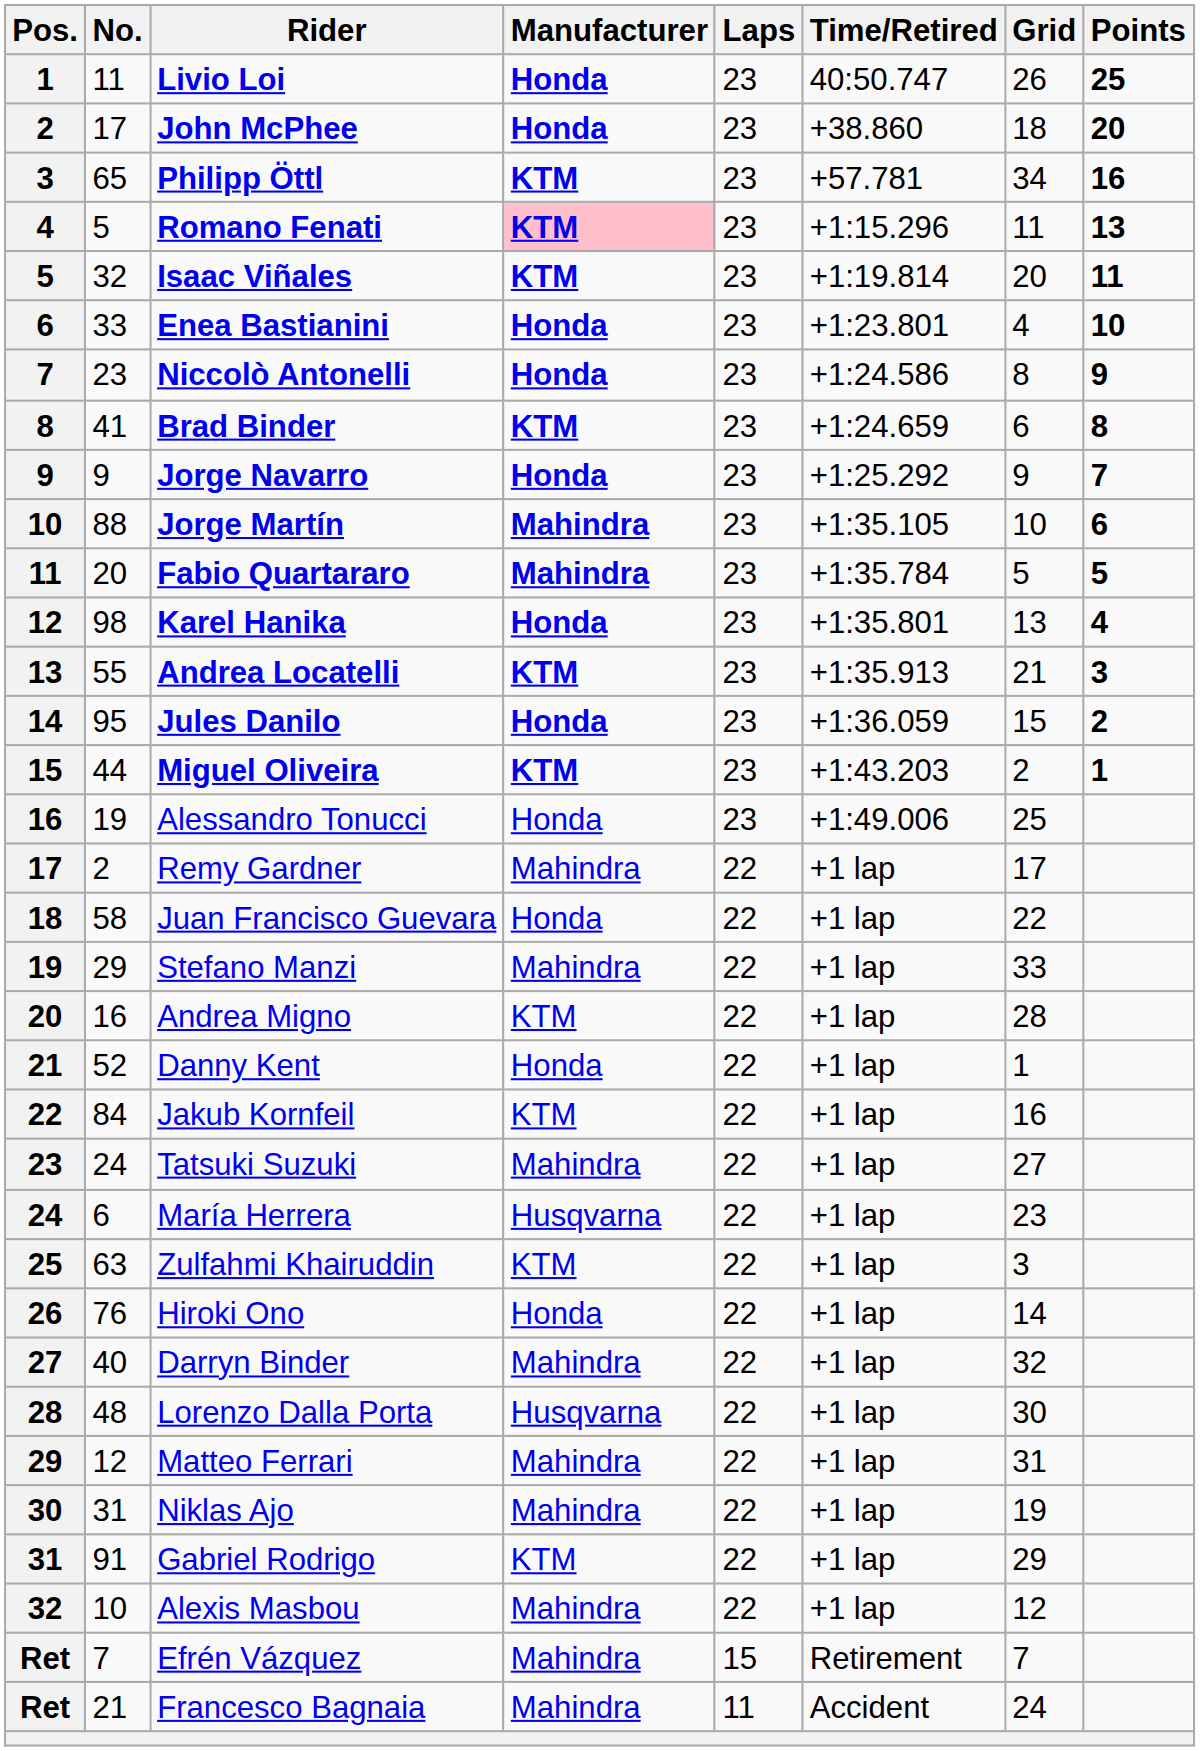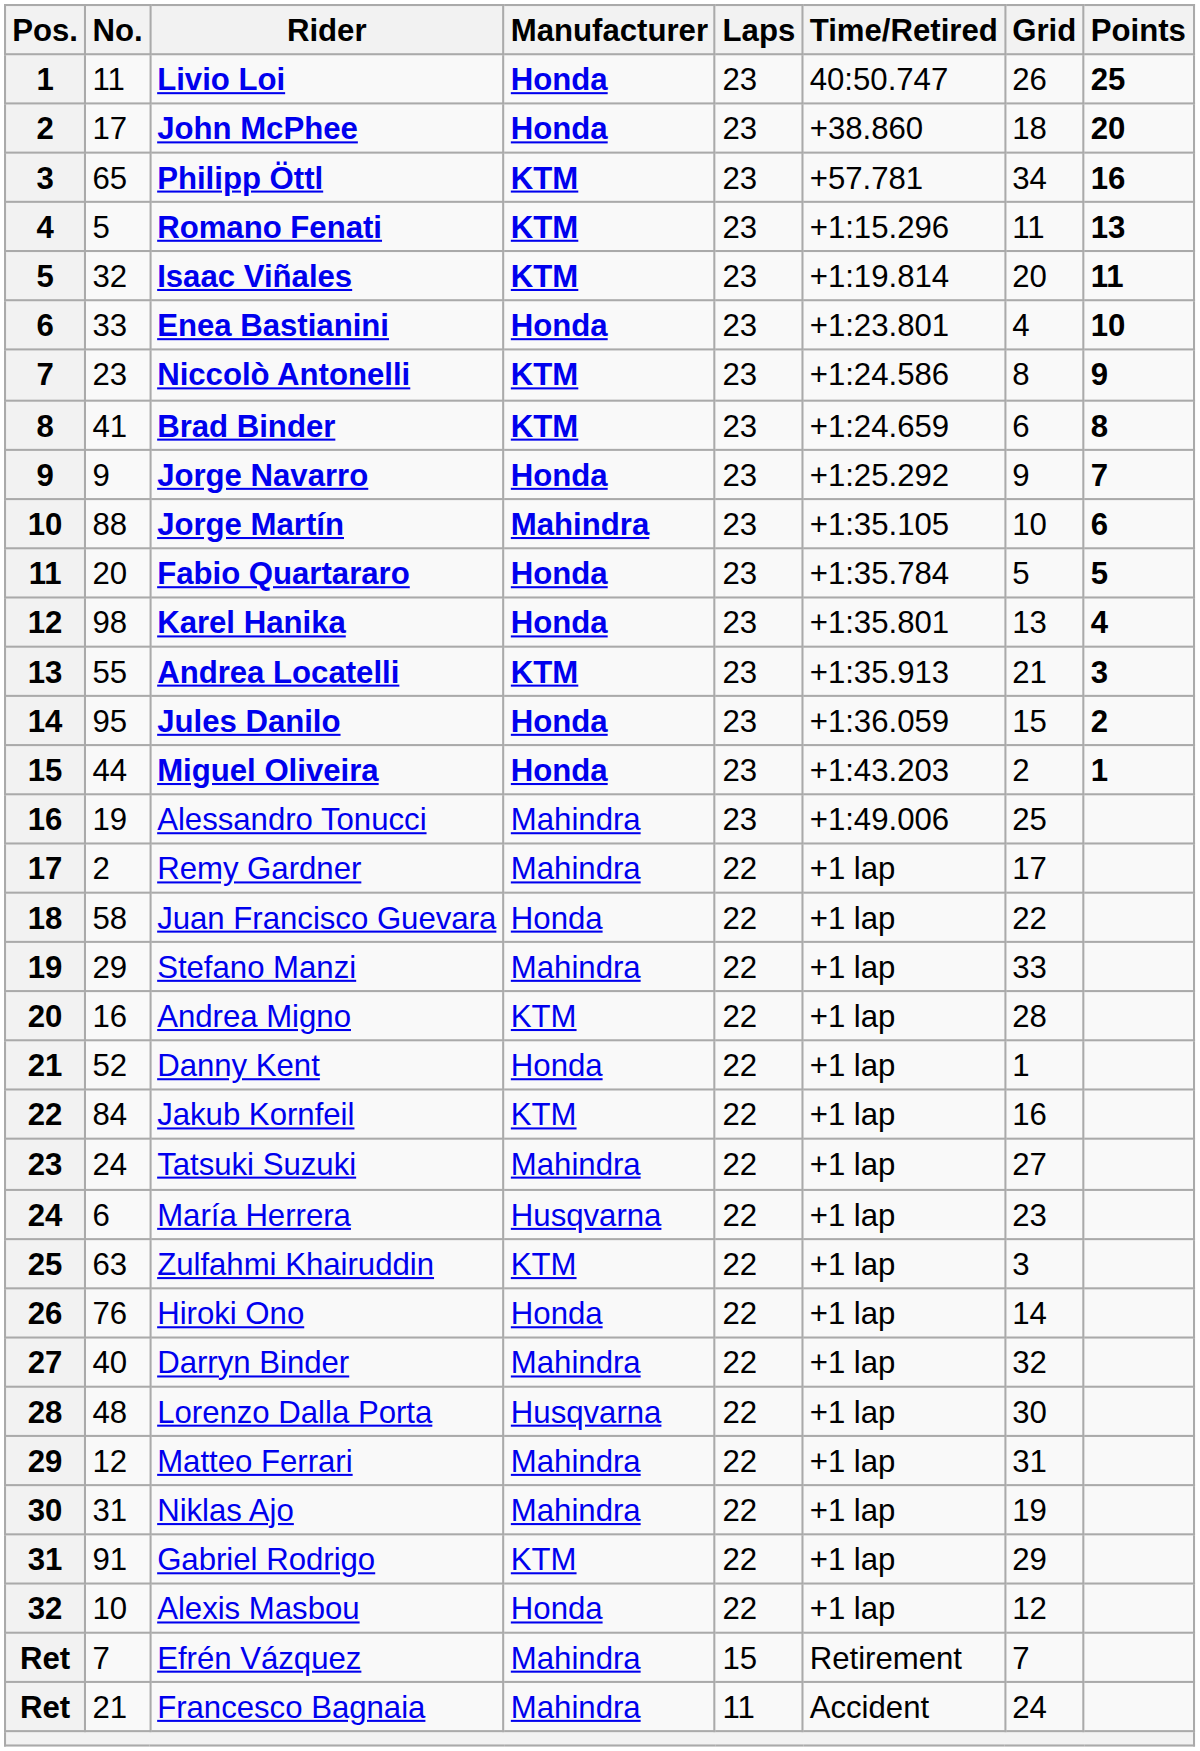(545, 227) pink background -> (545, 227) no background
(559, 375) Honda -> (545, 375) KTM
(580, 572) Mahindra -> (559, 572) Honda
(545, 770) KTM -> (559, 770) Honda
(557, 819) Honda -> (576, 819) Mahindra
(576, 1608) Mahindra -> (557, 1608) Honda
